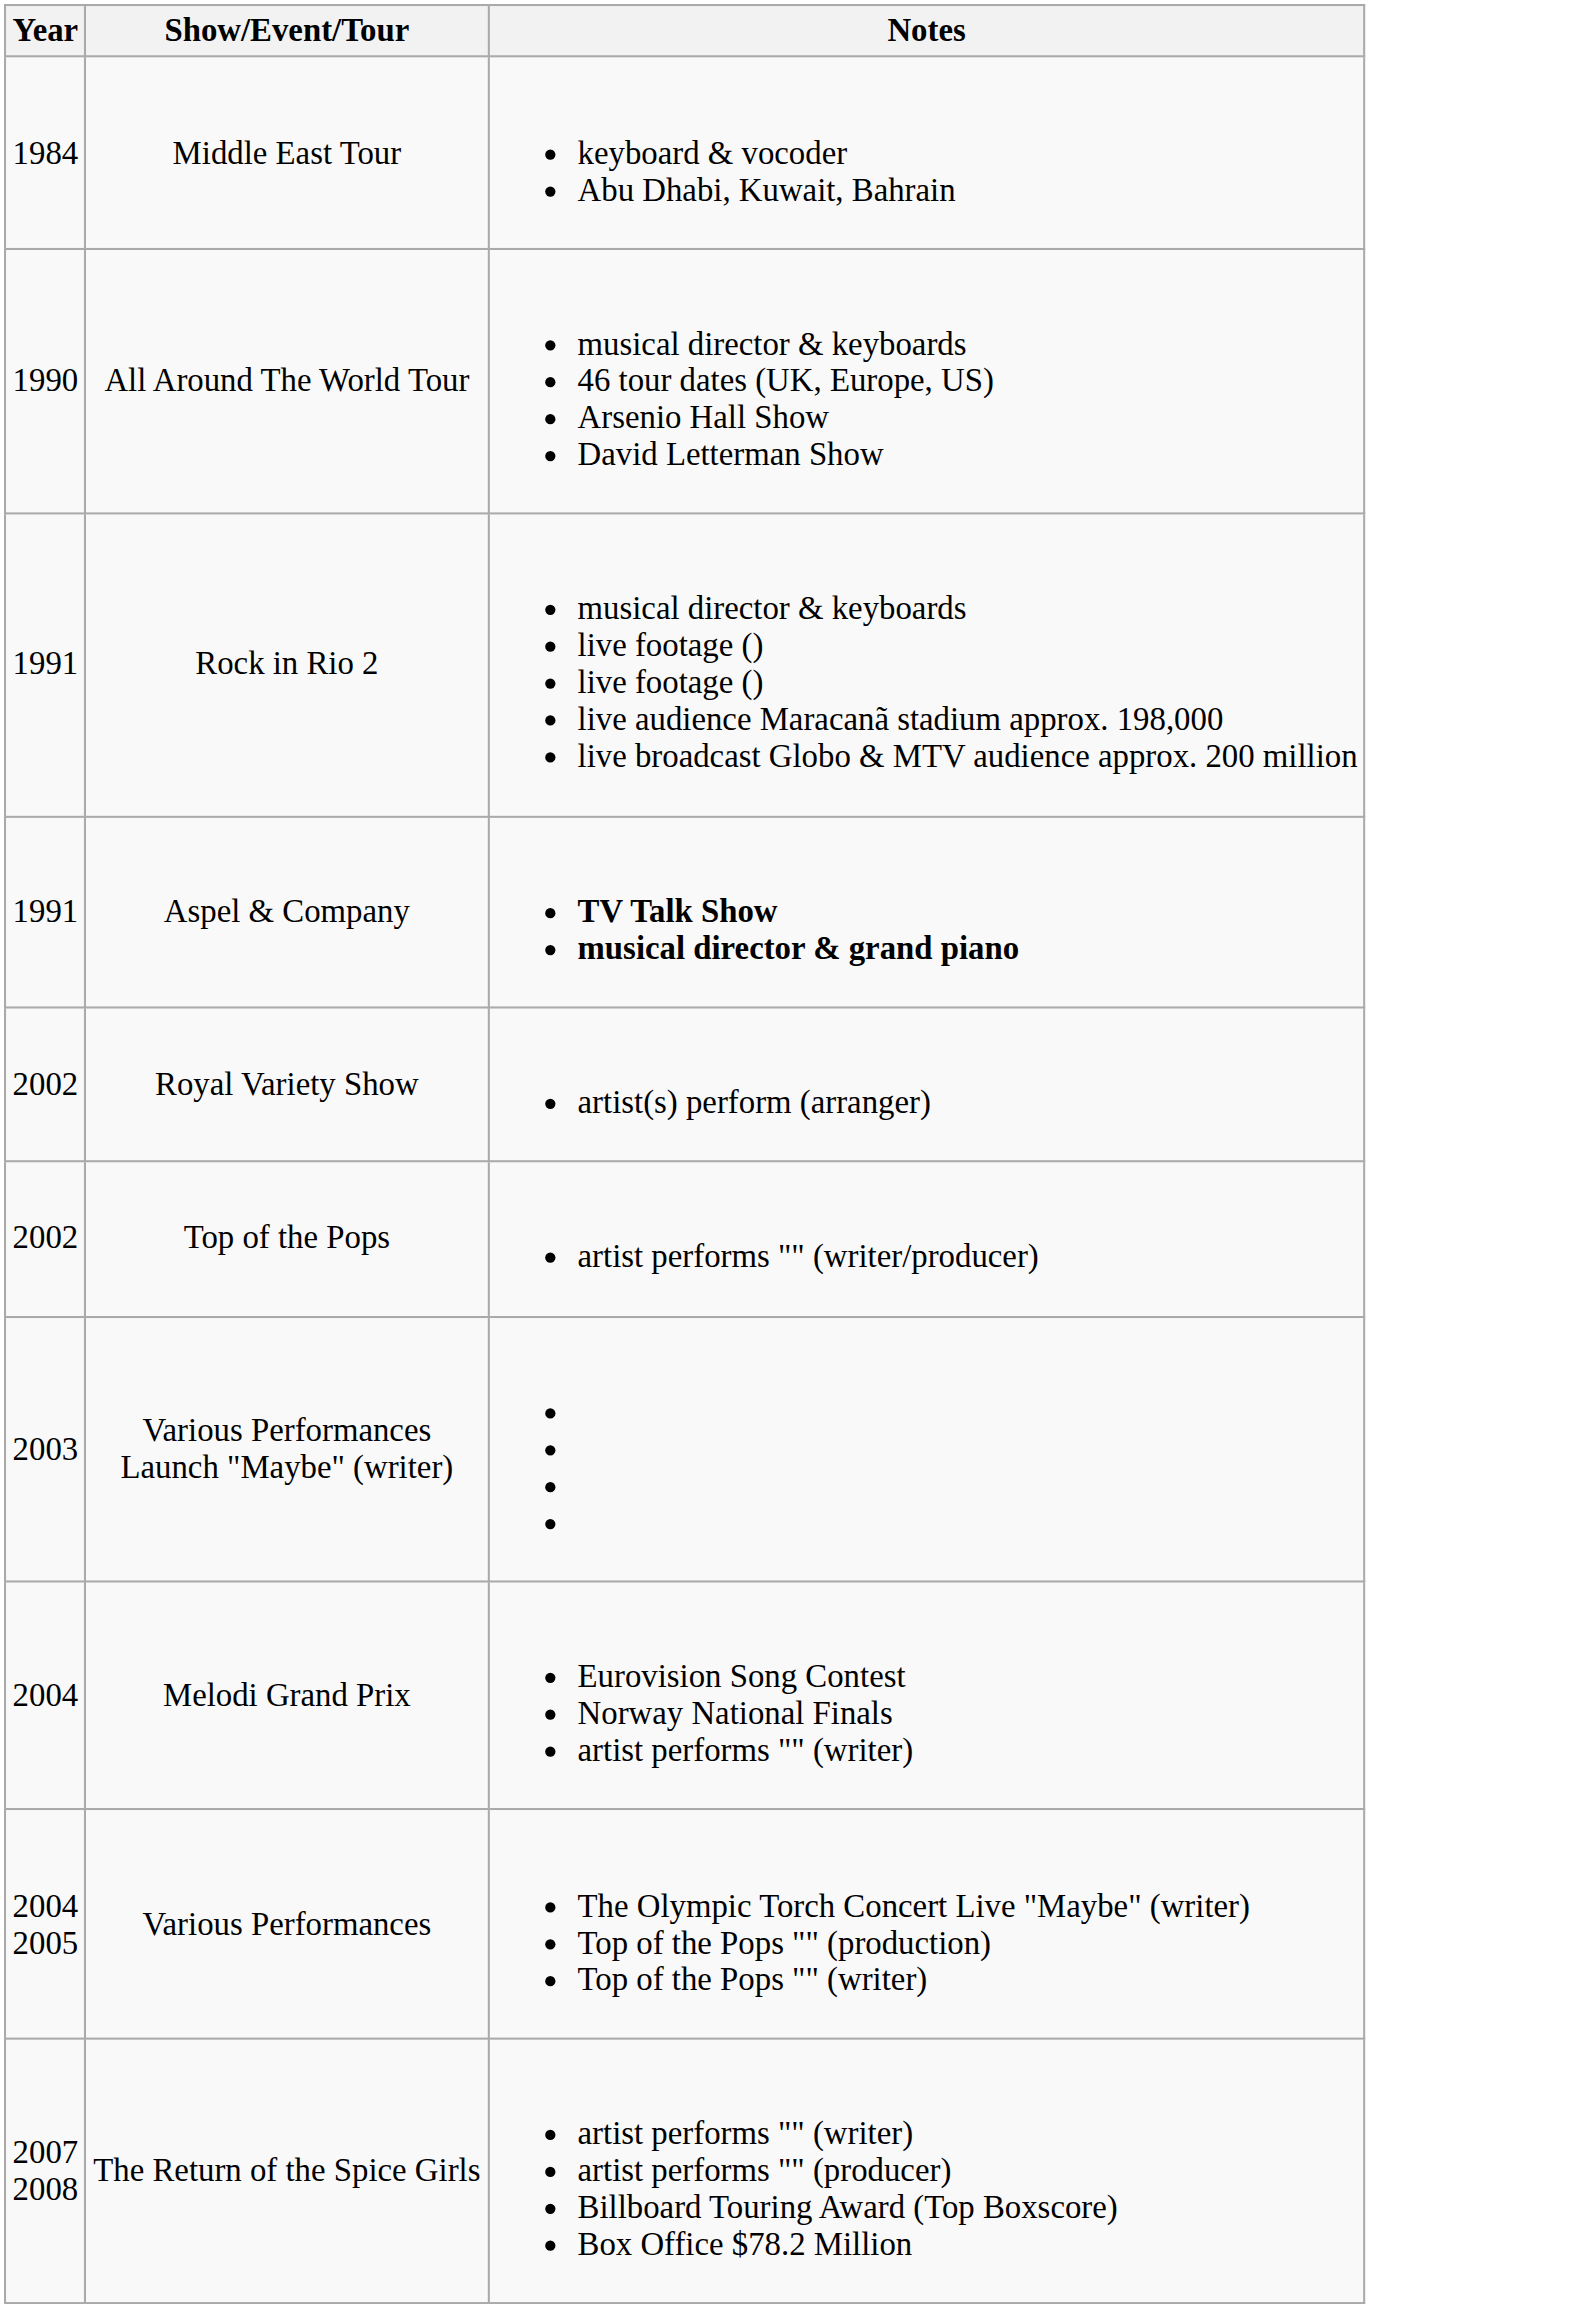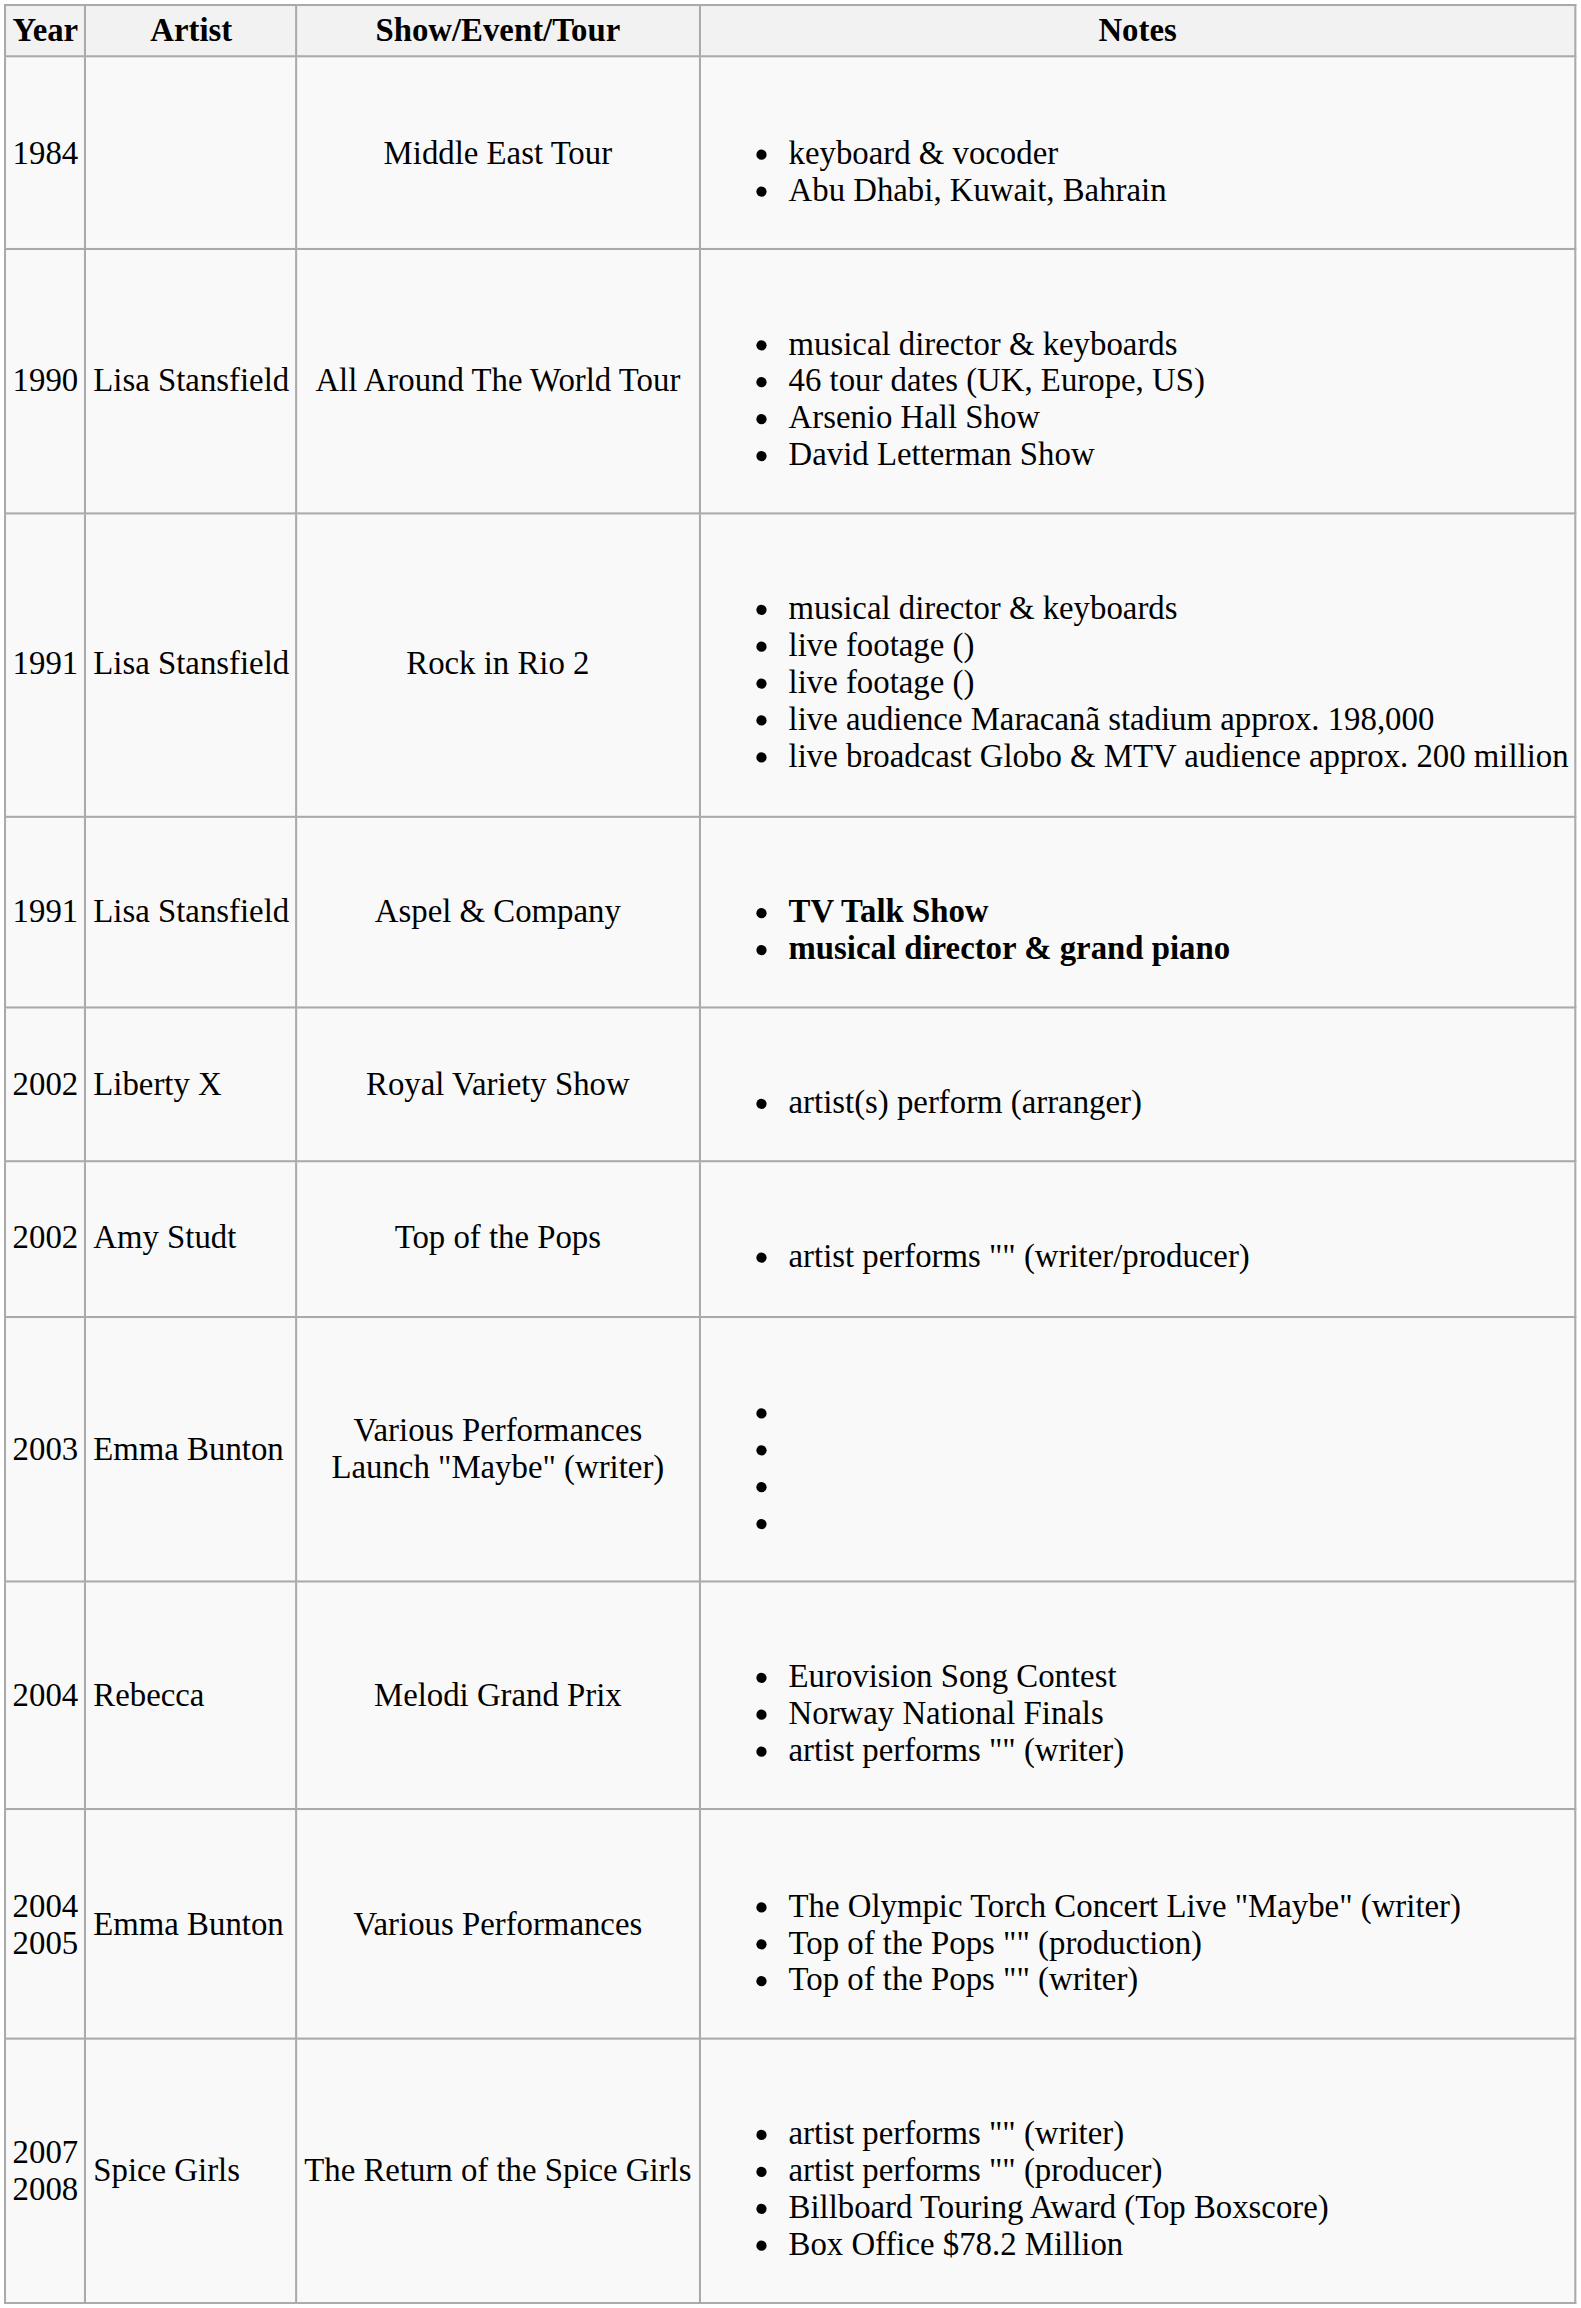+ column: (191, 30)
